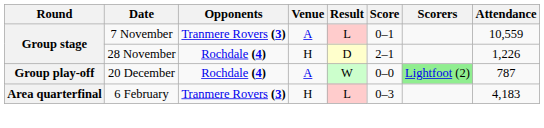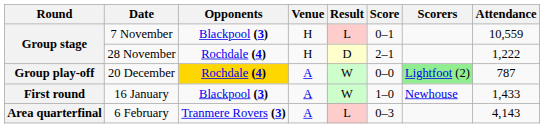(234, 34) Tranmere Rovers (3) -> (234, 34) Blackpool (3)
(308, 34) A -> (308, 34) H
(506, 53) 1,226 -> (506, 53) 1,222
(234, 73) no background -> (234, 73) gold background
+ row: (142, 93)
(308, 93) H -> (308, 113) A
(506, 93) 4,183 -> (506, 113) 4,143
